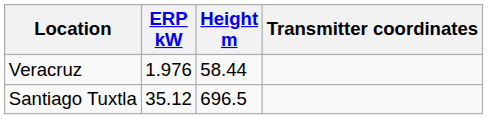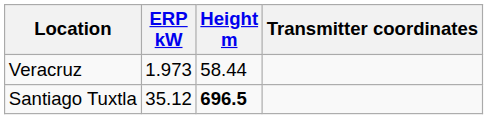(169, 69) 1.976 -> (169, 69) 1.973
(224, 98) normal -> (224, 98) bold
